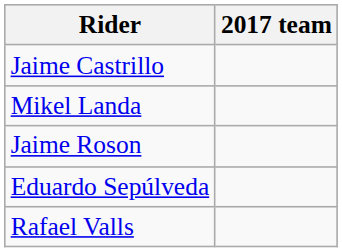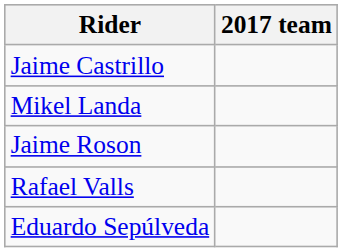rows swapped: (110, 186) <-> (72, 226)
